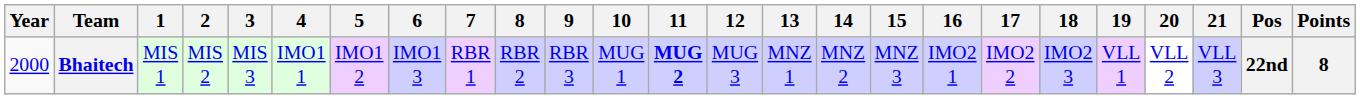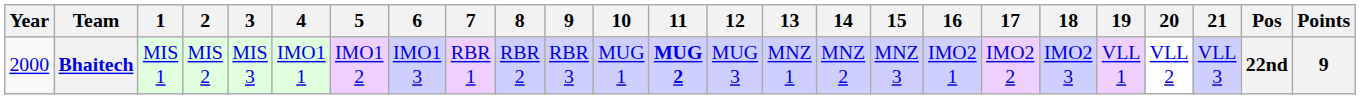(1324, 64) 8 -> (1324, 64) 9
